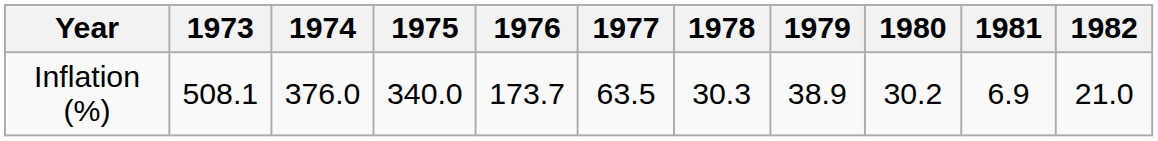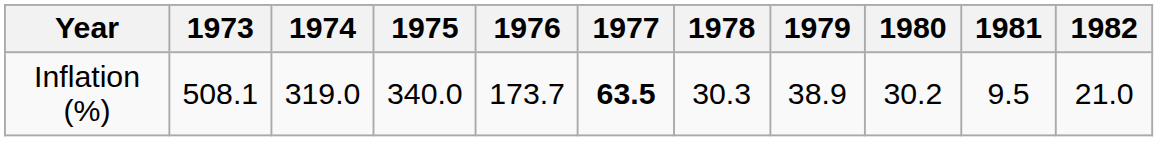(323, 93) 376.0 -> (323, 93) 319.0
(626, 93) normal -> (626, 93) bold
(1009, 93) 6.9 -> (1009, 93) 9.5
